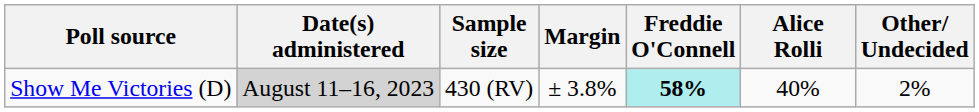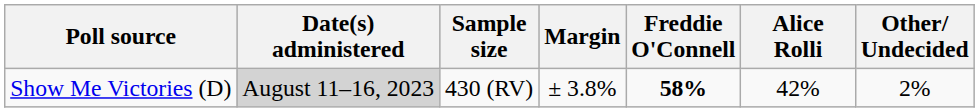(683, 87) paleturquoise background -> (683, 87) no background
(798, 87) 40% -> (798, 87) 42%
